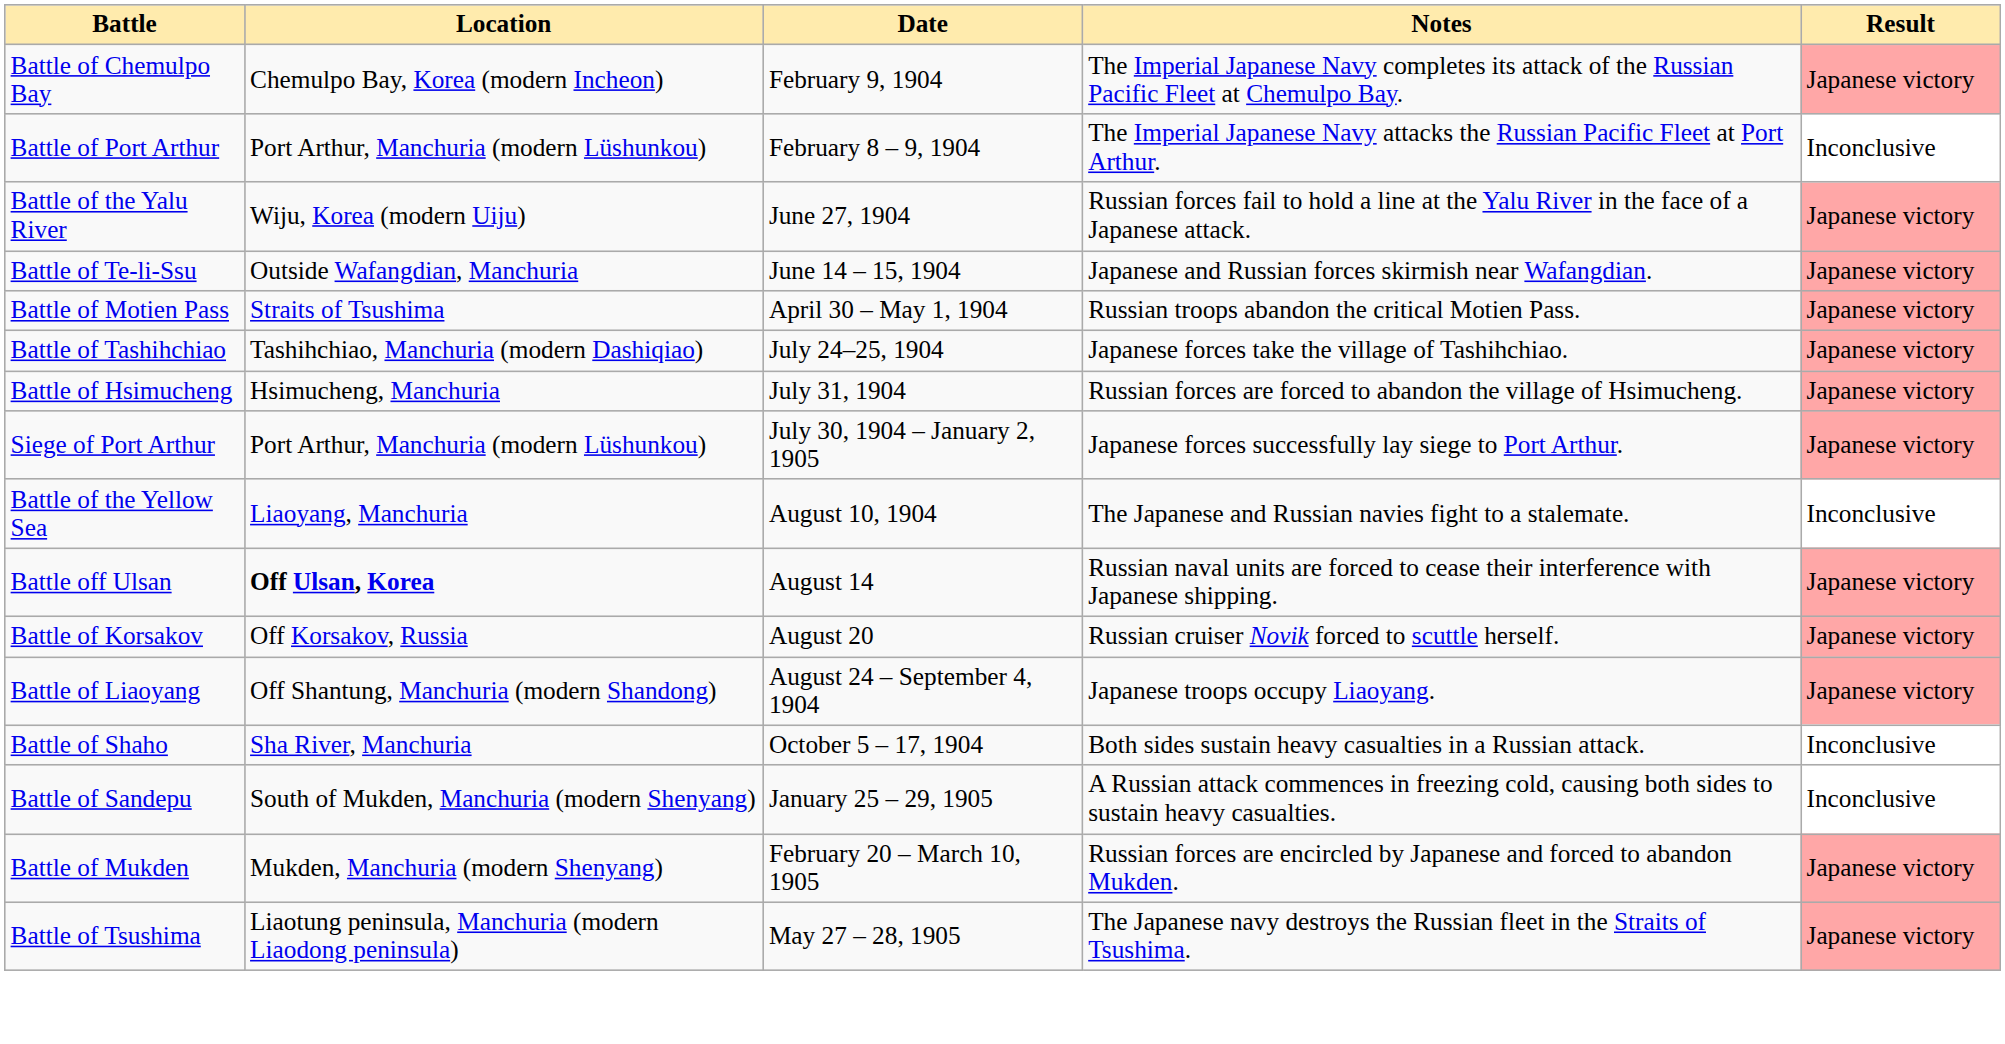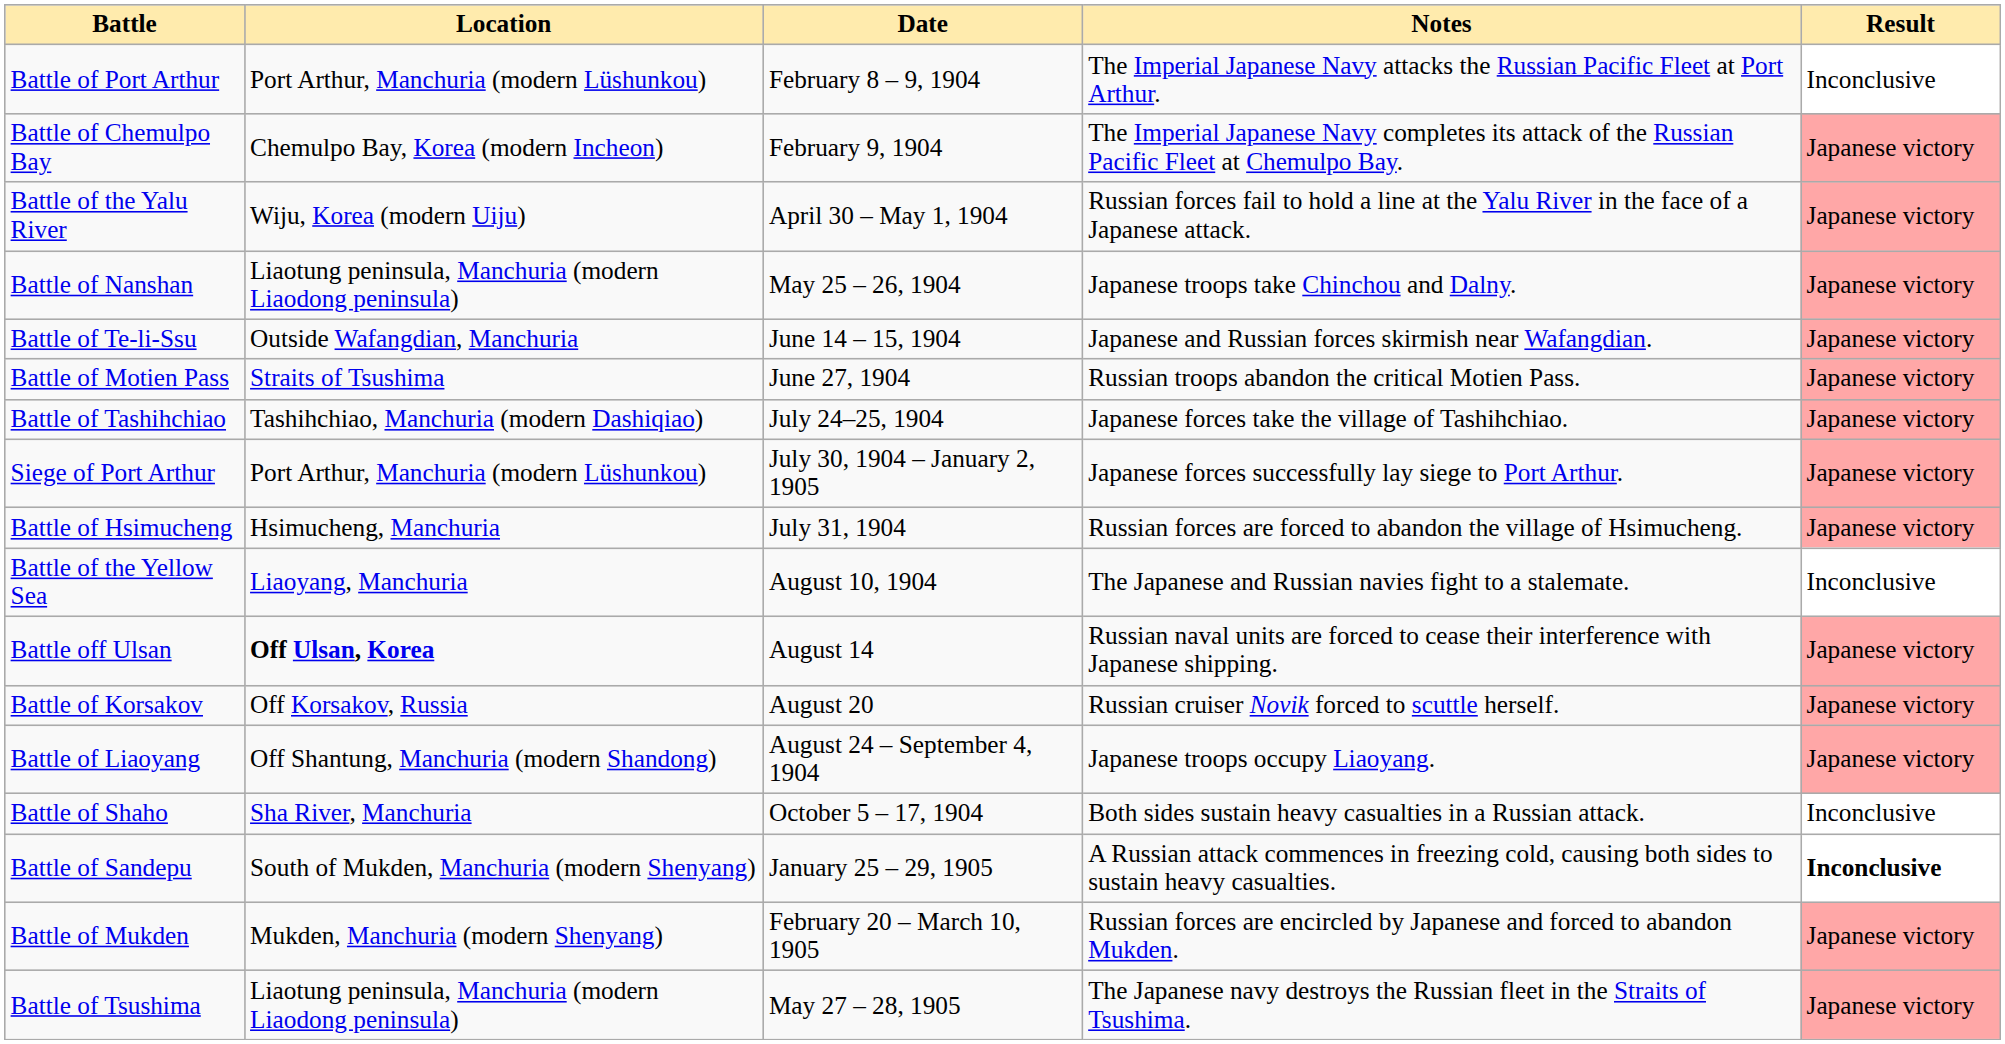rows swapped: (115, 147) <-> (110, 78)
(839, 215) June 27, 1904 -> (888, 215) April 30 – May 1, 1904
+ row: (102, 284)
(888, 310) April 30 – May 1, 1904 -> (839, 378) June 27, 1904
rows swapped: (113, 444) <-> (122, 390)
(1871, 799) normal -> (1874, 867) bold
